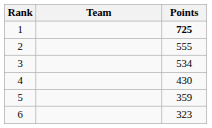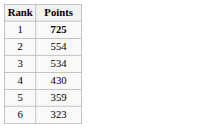- column: (99, 13)
(184, 47) 555 -> (59, 47) 554
